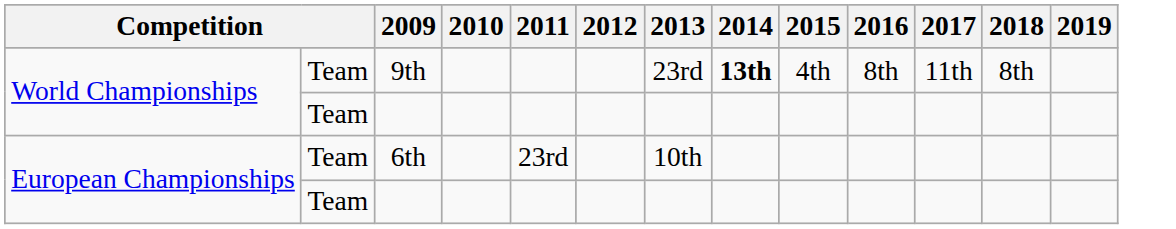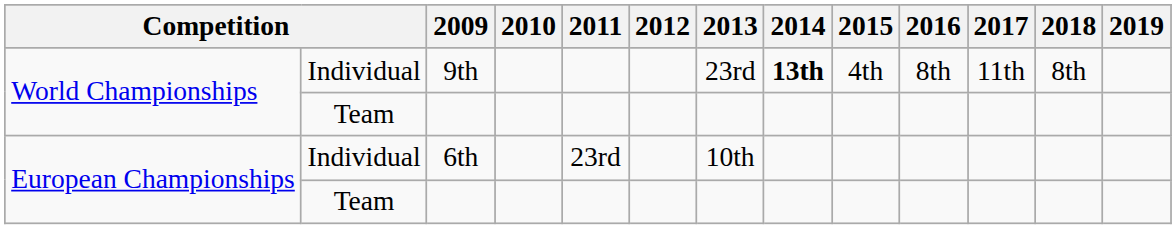(338, 69) Team -> (364, 69) Individual
(338, 157) Team -> (364, 157) Individual
